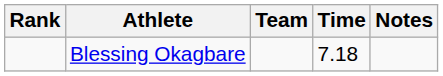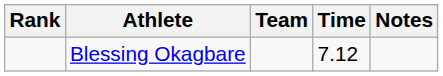(338, 53) 7.18 -> (338, 53) 7.12
